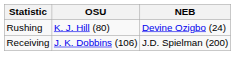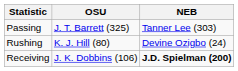+ row: (24, 27)
(185, 43) normal -> (187, 58) bold
